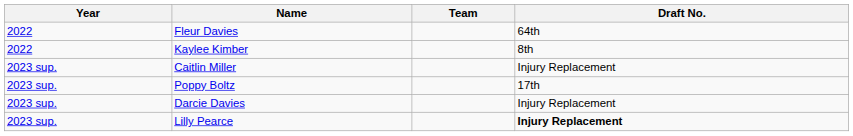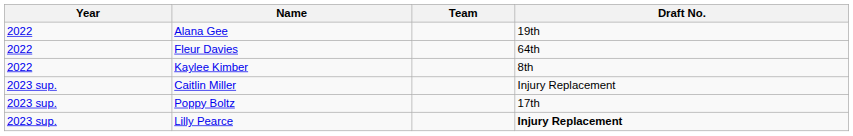+ row: (201, 31)
- row: (210, 103)
